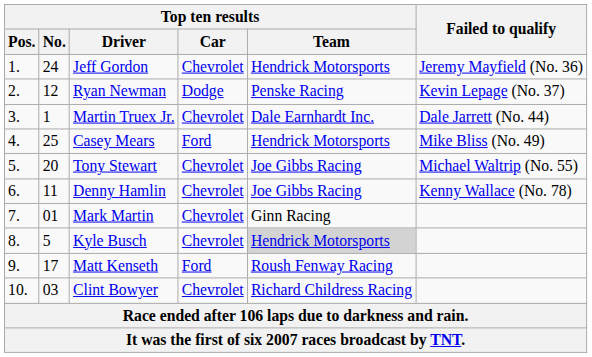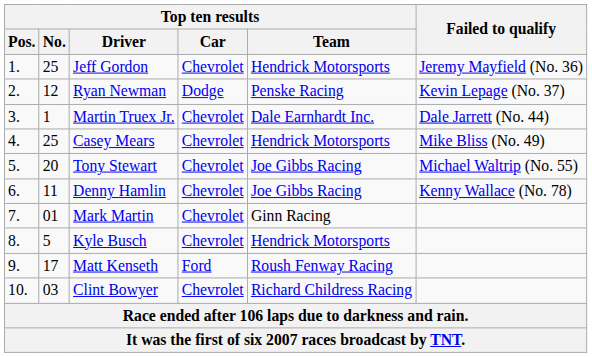(51, 66) 24 -> (51, 66) 25
(197, 141) Ford -> (213, 141) Chevrolet
(320, 240) lightgrey background -> (320, 240) no background
